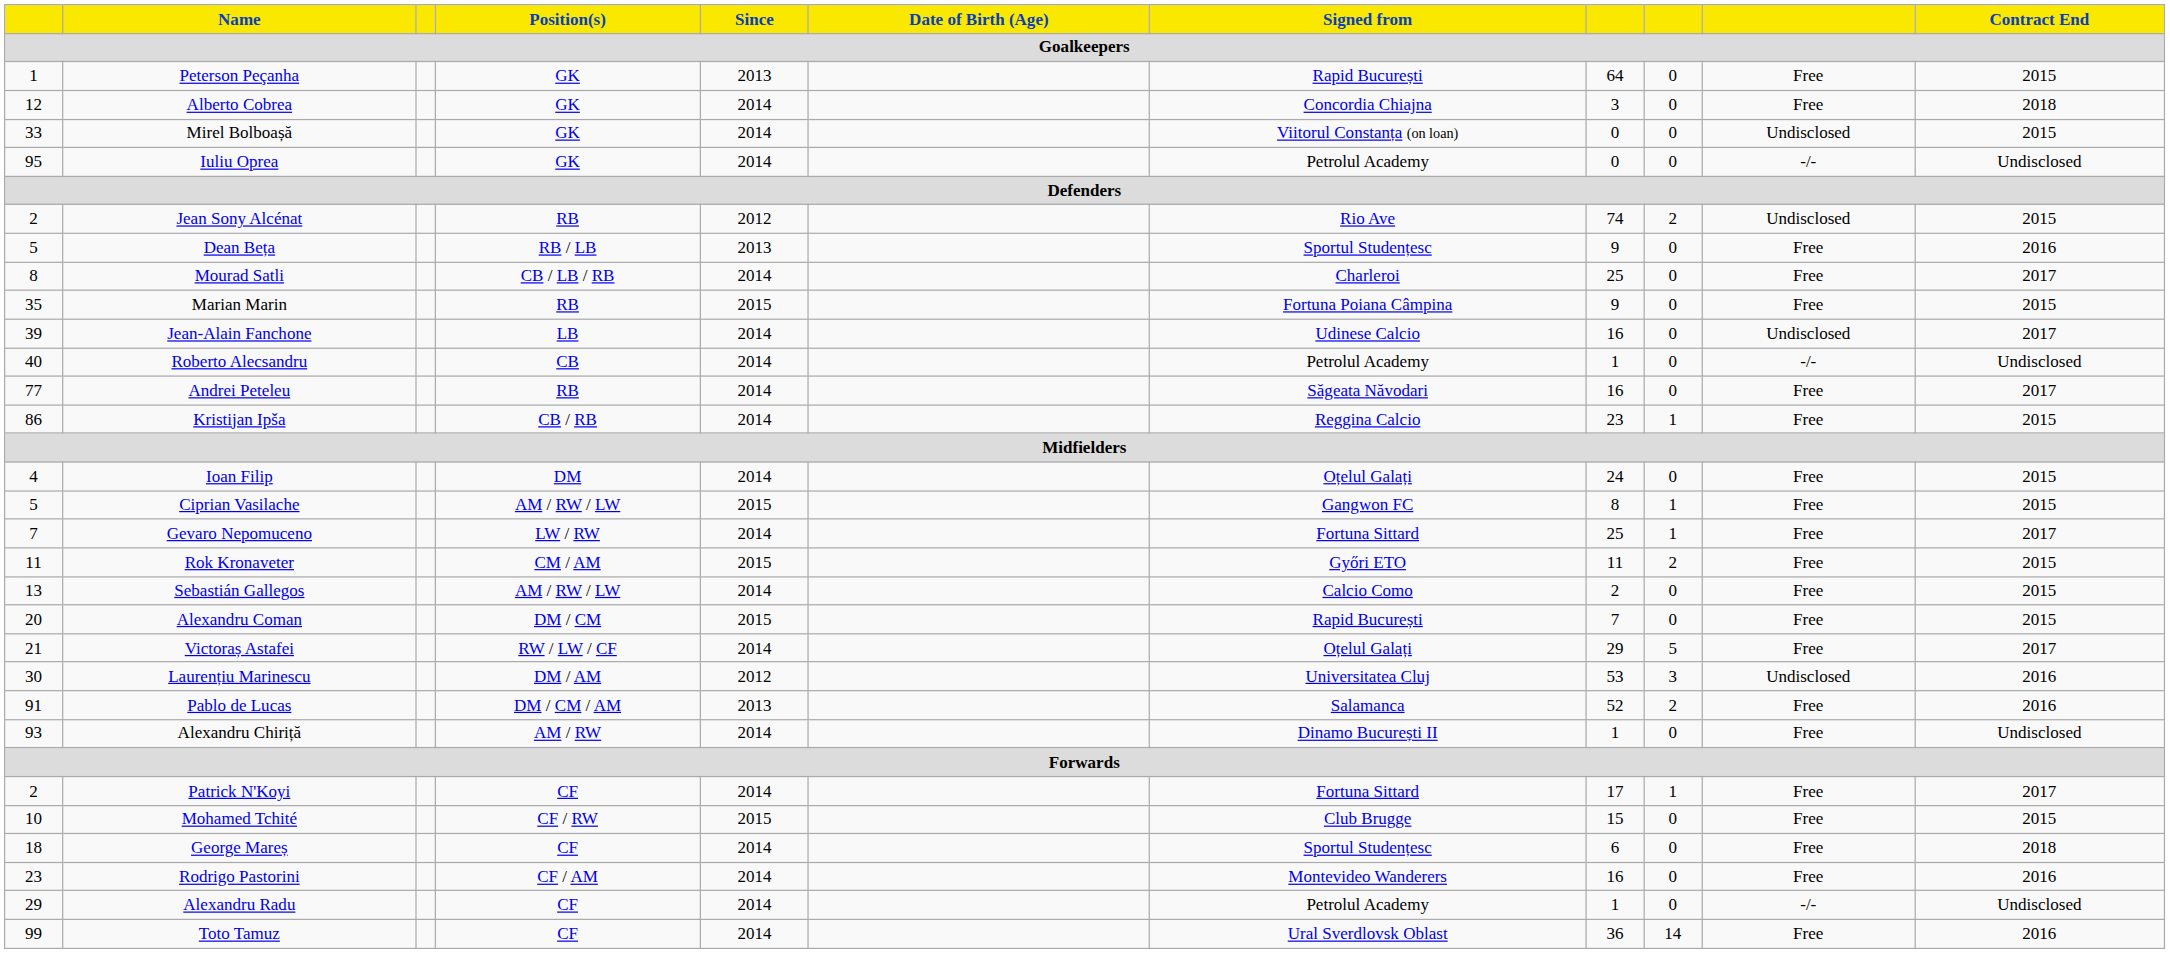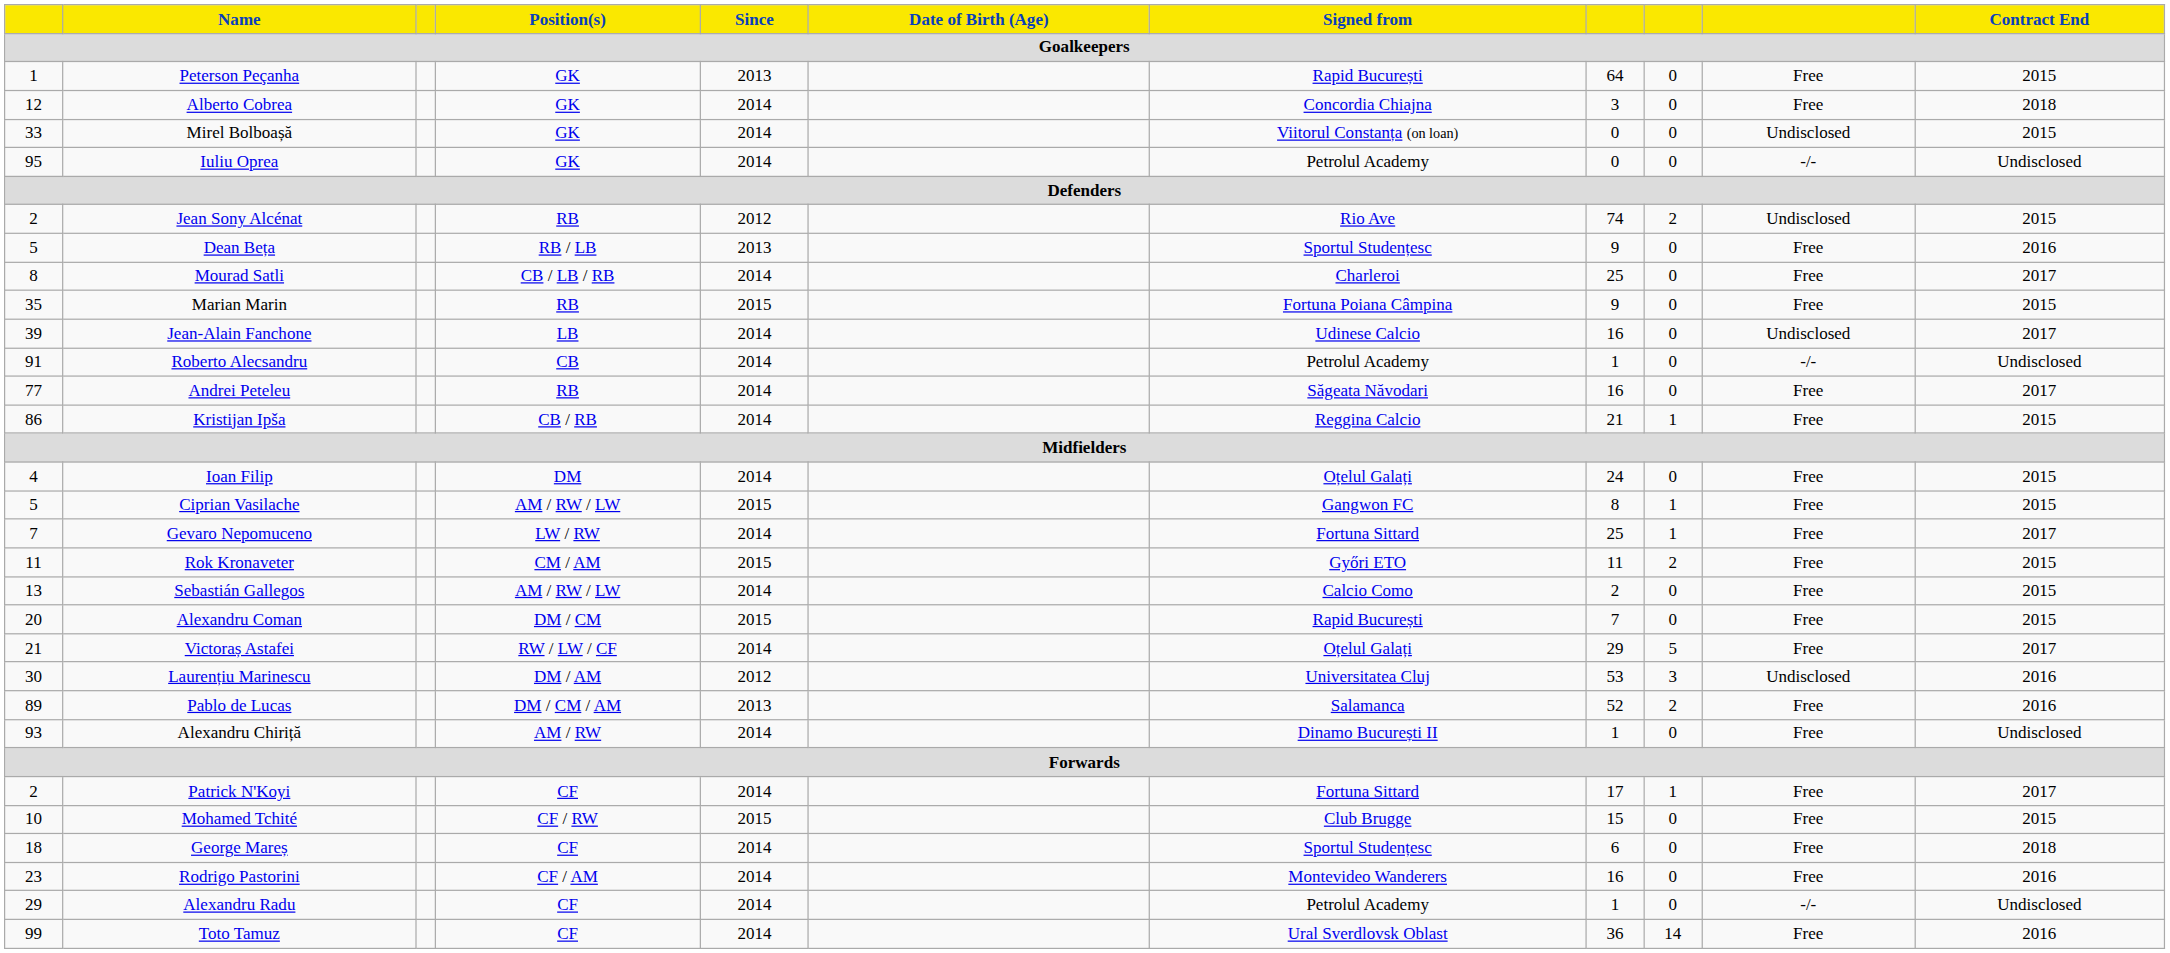(34, 361) 40 -> (34, 361) 91
(1615, 419) 23 -> (1615, 419) 21
(34, 704) 91 -> (34, 704) 89
